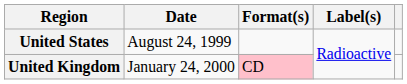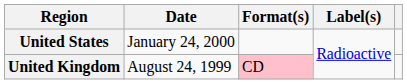(179, 41) August 24, 1999 -> (181, 41) January 24, 2000
(181, 66) January 24, 2000 -> (179, 66) August 24, 1999
